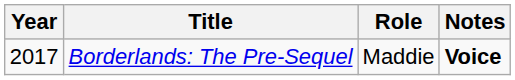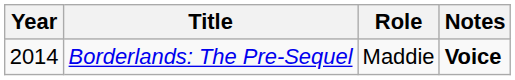(34, 56) 2017 -> (34, 56) 2014
